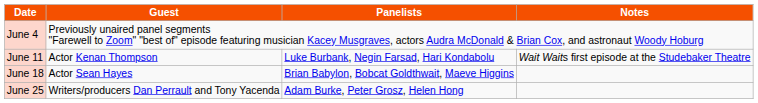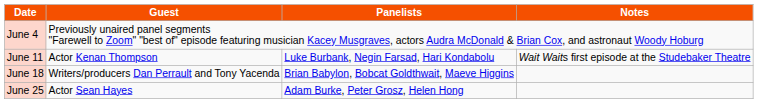(90, 73) Actor Sean Hayes -> (164, 73) Writers/producers Dan Perrault and Tony Yacenda
(164, 90) Writers/producers Dan Perrault and Tony Yacenda -> (90, 90) Actor Sean Hayes
